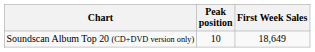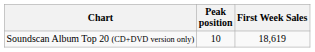(272, 39) 18,649 -> (272, 39) 18,619
